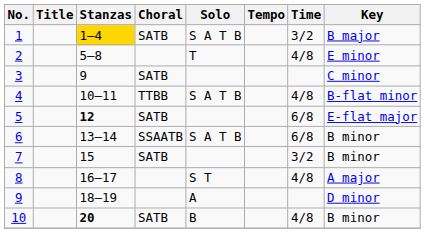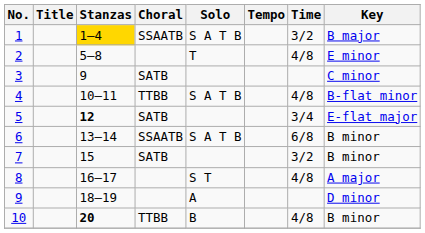(153, 35) SATB -> (161, 35) SSAATB
(302, 116) 6/8 -> (302, 116) 3/4
(153, 218) SATB -> (153, 218) TTBB
